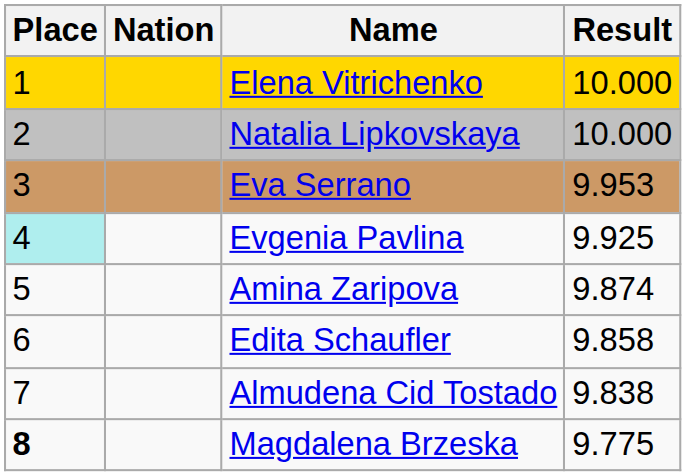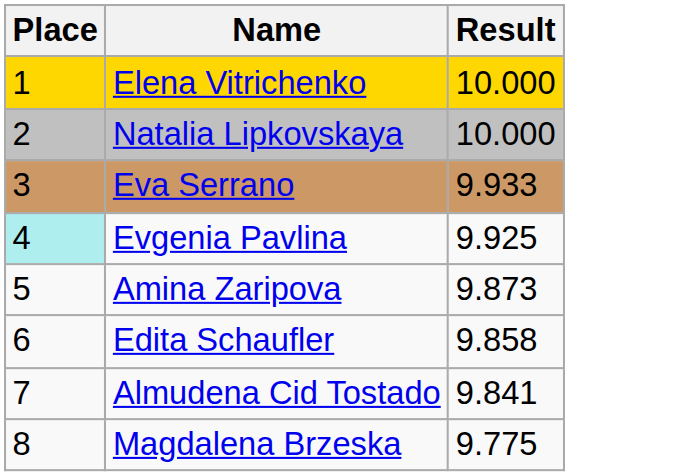- column: (164, 30)
(613, 185) 9.953 -> (497, 185) 9.933
(613, 289) 9.874 -> (497, 289) 9.873
(613, 392) 9.838 -> (497, 392) 9.841
(22, 444) bold -> (22, 444) normal
